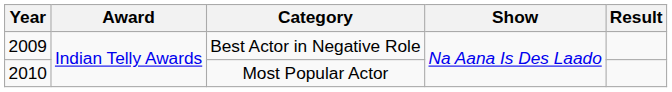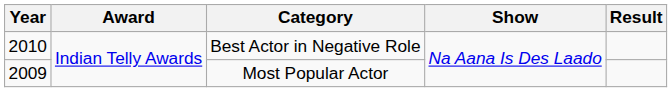(28, 45) 2009 -> (28, 45) 2010
(28, 73) 2010 -> (28, 73) 2009
